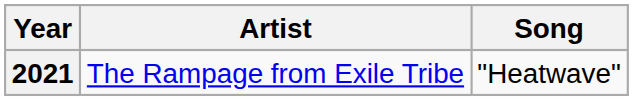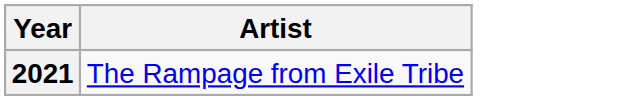- column: (549, 28)
